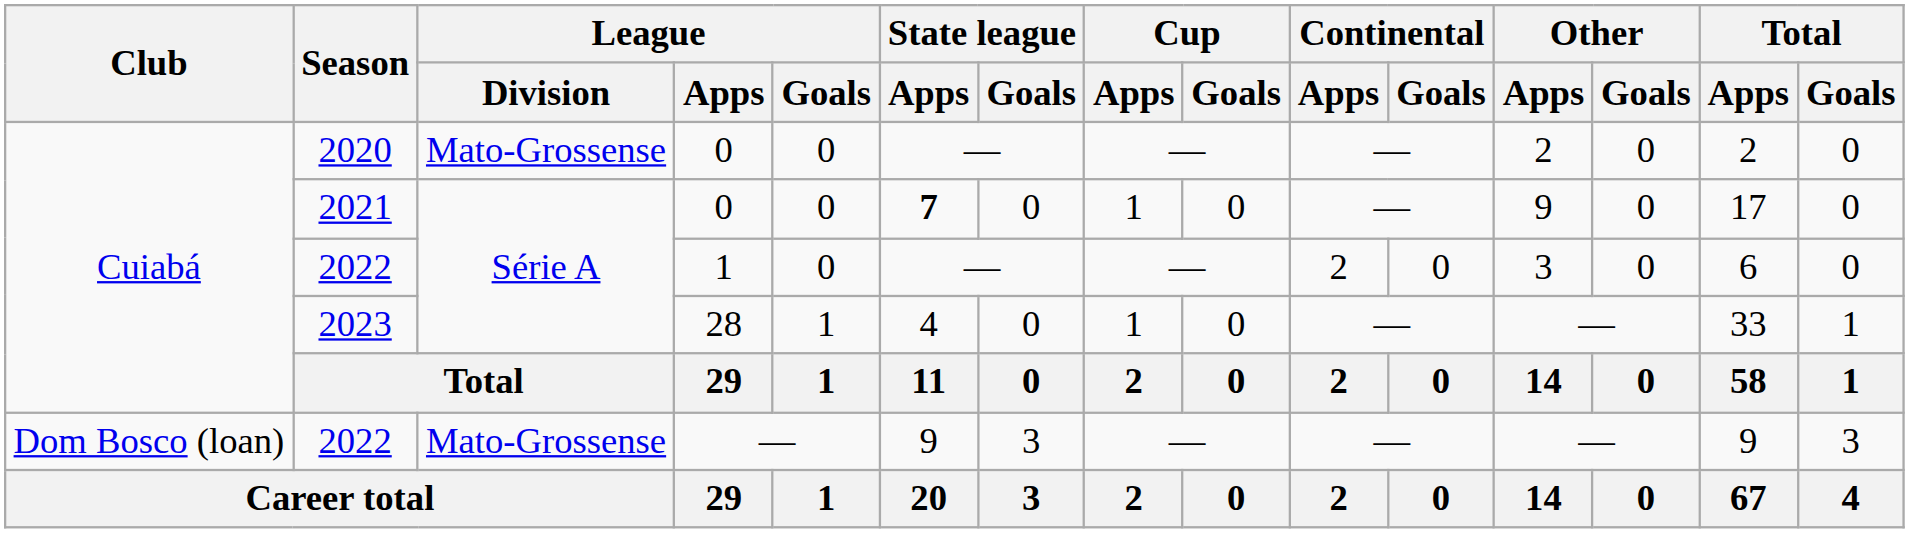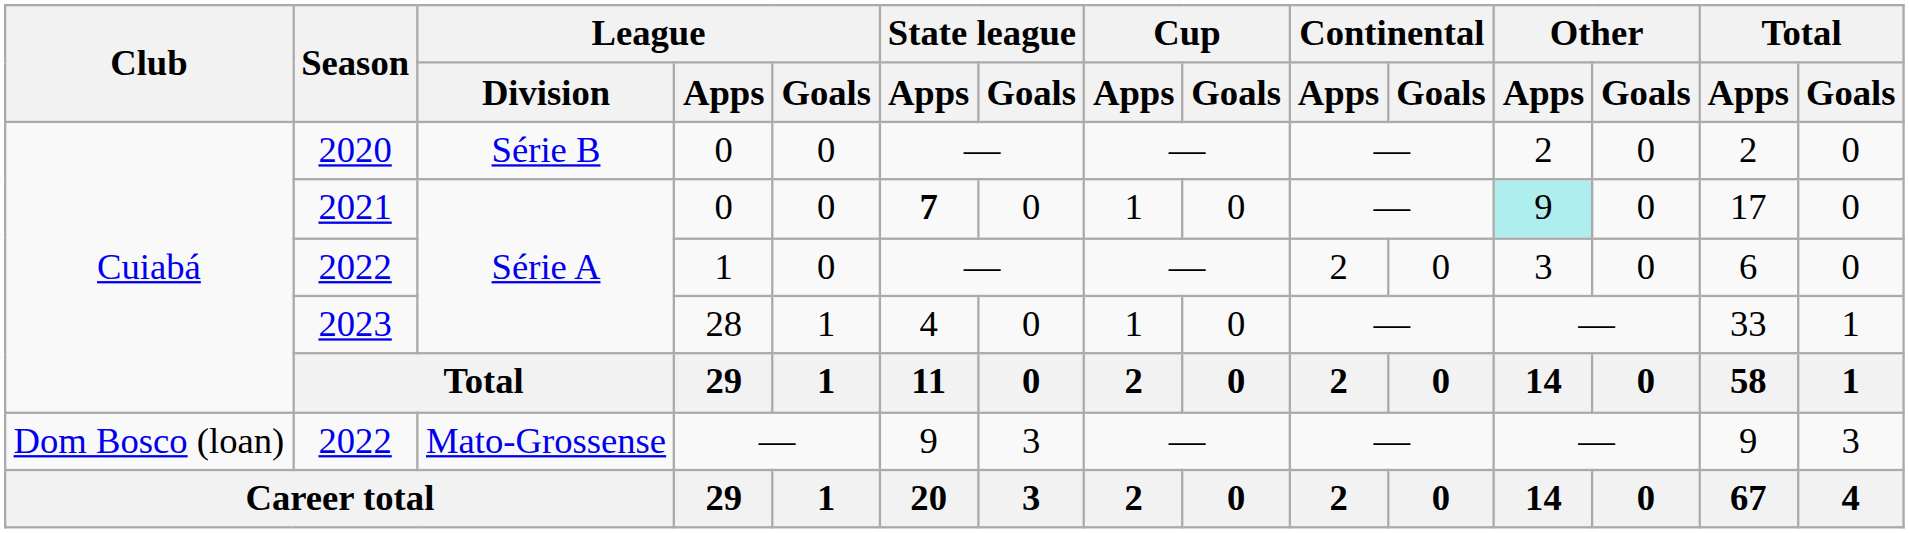(546, 149) Mato-Grossense -> (546, 149) Série B
(1543, 207) no background -> (1543, 207) paleturquoise background
